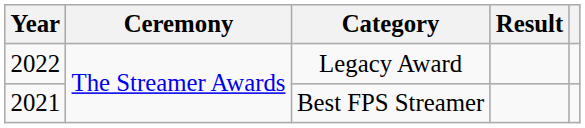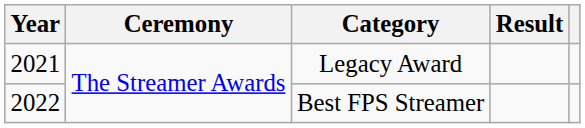(35, 63) 2022 -> (35, 63) 2021
(35, 102) 2021 -> (35, 102) 2022
